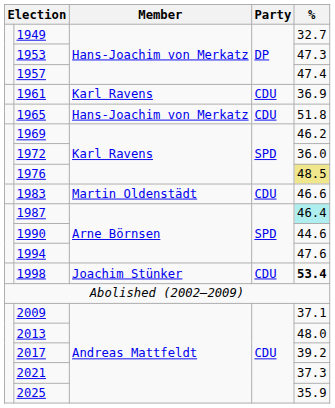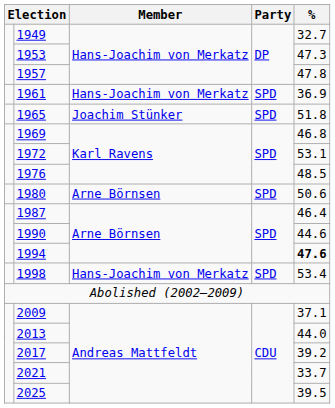(312, 74) 47.4 -> (312, 74) 47.8
(113, 94) Karl Ravens -> (160, 94) Hans-Joachim von Merkatz
(265, 94) CDU -> (265, 94) SPD
(160, 114) Hans-Joachim von Merkatz -> (127, 114) Joachim Stünker
(265, 114) CDU -> (265, 114) SPD
(312, 134) 46.2 -> (312, 134) 46.8
(312, 154) 36.0 -> (312, 154) 53.1
(312, 174) khaki background -> (312, 174) no background
+ row: (31, 194)
- row: (31, 194)
(312, 214) paleturquoise background -> (312, 214) no background
(312, 253) normal -> (312, 253) bold
(127, 273) Joachim Stünker -> (160, 273) Hans-Joachim von Merkatz
(265, 273) CDU -> (265, 273) SPD
(312, 273) bold -> (312, 273) normal
(312, 333) 48.0 -> (312, 333) 44.0
(312, 373) 37.3 -> (312, 373) 33.7
(312, 393) 35.9 -> (312, 393) 39.5
